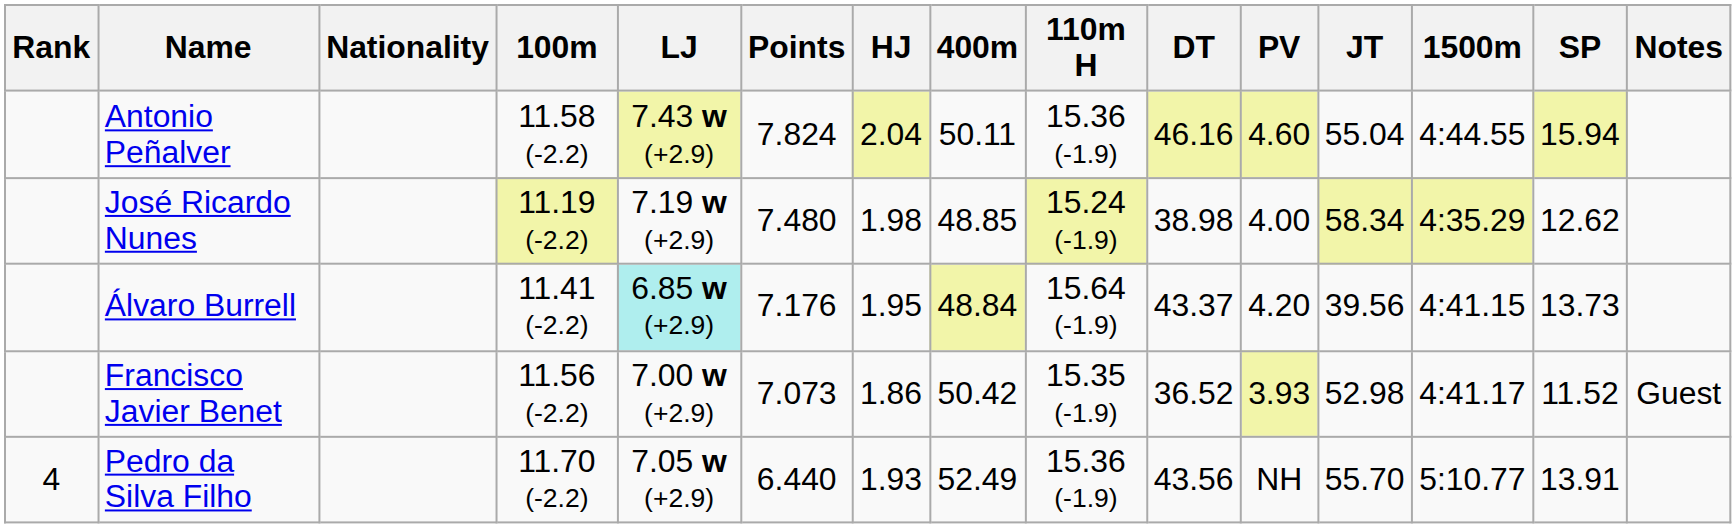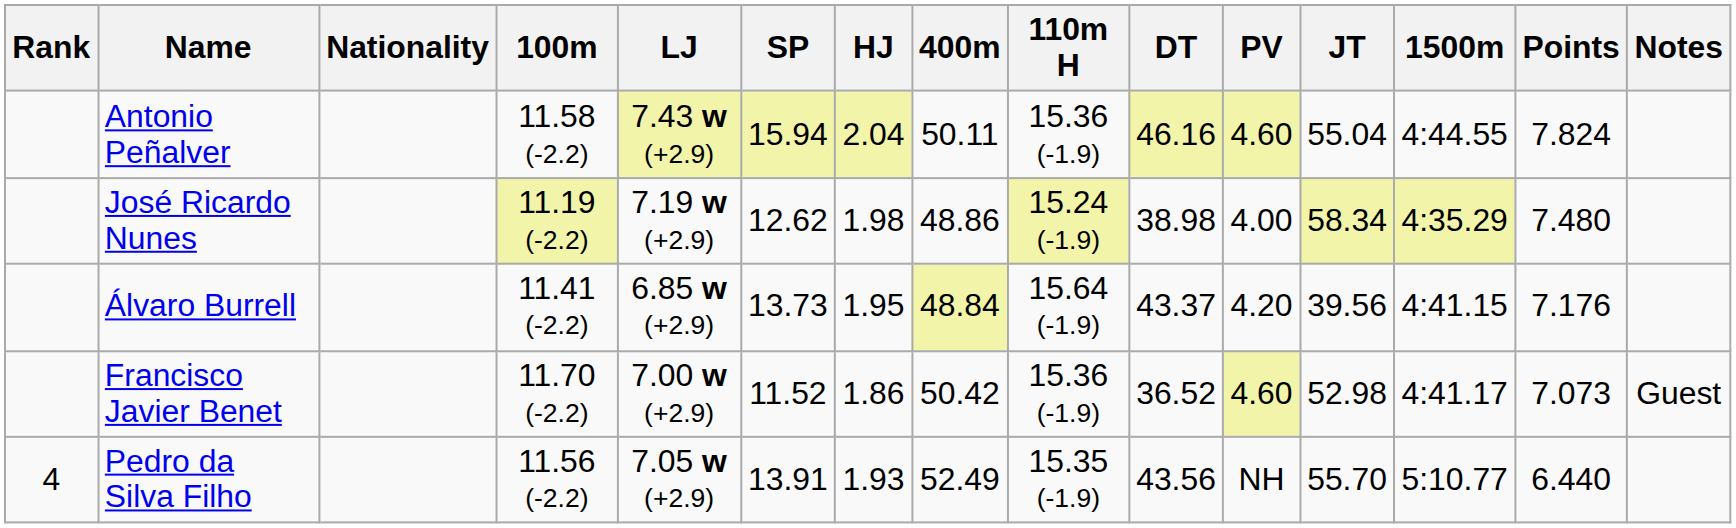columns swapped: (1580, 47) <-> (797, 47)
(977, 220) 48.85 -> (960, 220) 48.86
(679, 306) paleturquoise background -> (679, 306) no background
(557, 392) 11.56 (-2.2) -> (557, 392) 11.70 (-2.2)
(1086, 392) 15.35 (-1.9) -> (1068, 392) 15.36 (-1.9)
(1279, 392) 3.93 -> (1262, 392) 4.60
(557, 479) 11.70 (-2.2) -> (557, 479) 11.56 (-2.2)
(1086, 479) 15.36 (-1.9) -> (1068, 479) 15.35 (-1.9)
